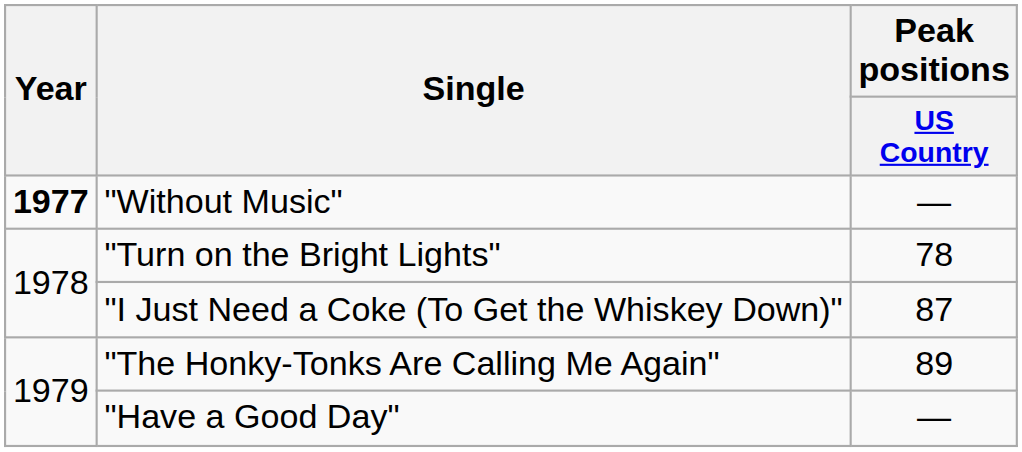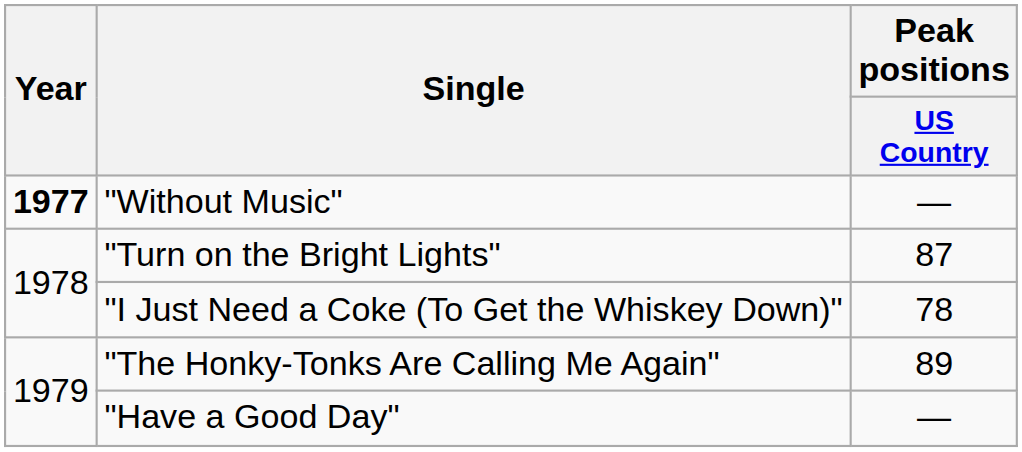(934, 255) 78 -> (934, 255) 87
(934, 309) 87 -> (934, 309) 78
